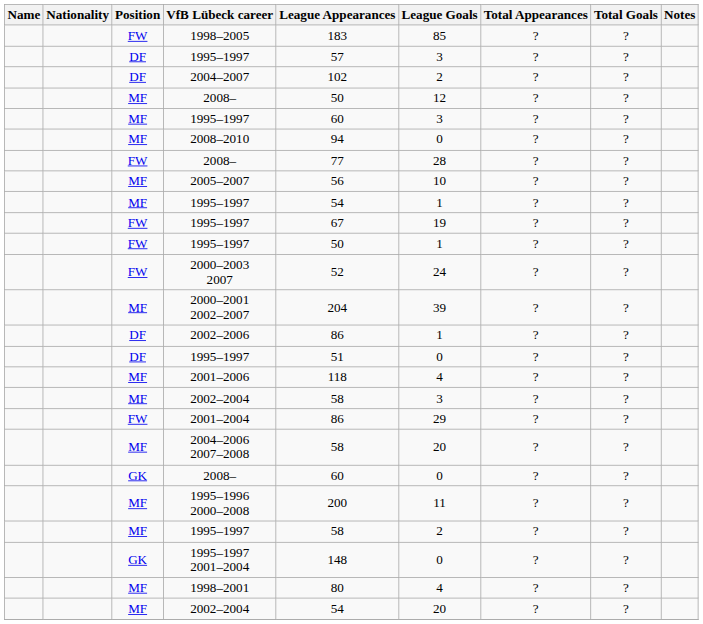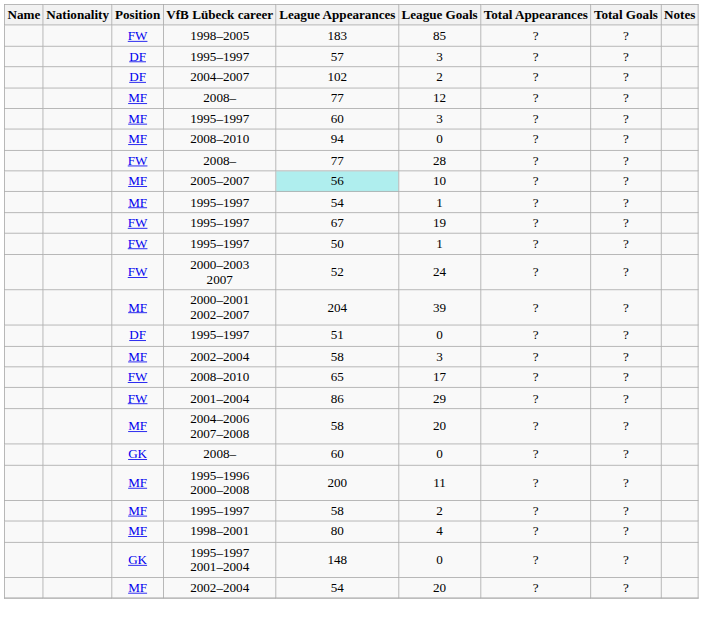(337, 98) 50 -> (337, 98) 77
(337, 181) no background -> (337, 181) paleturquoise background
- row: (138, 335)
- row: (138, 377)
+ row: (138, 377)
rows swapped: (138, 559) <-> (138, 588)
